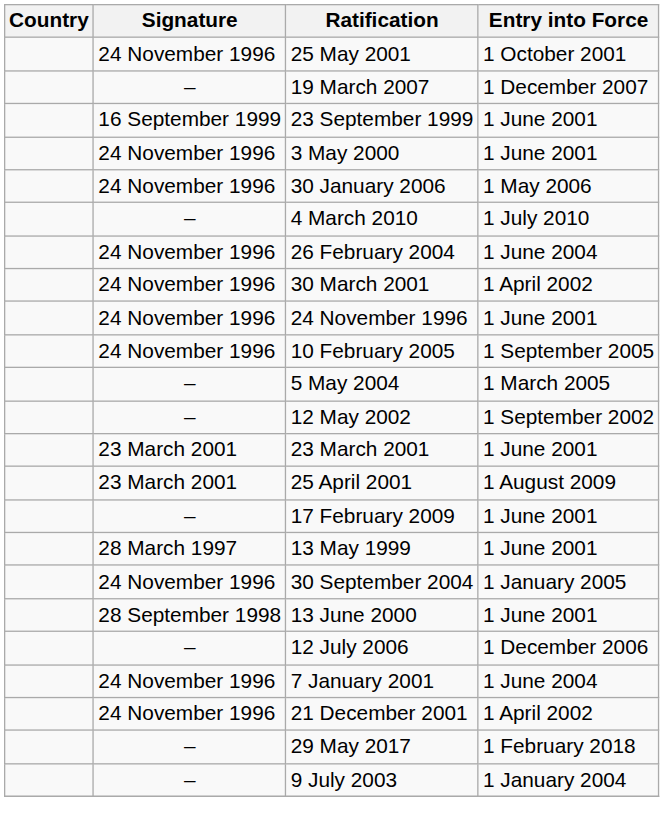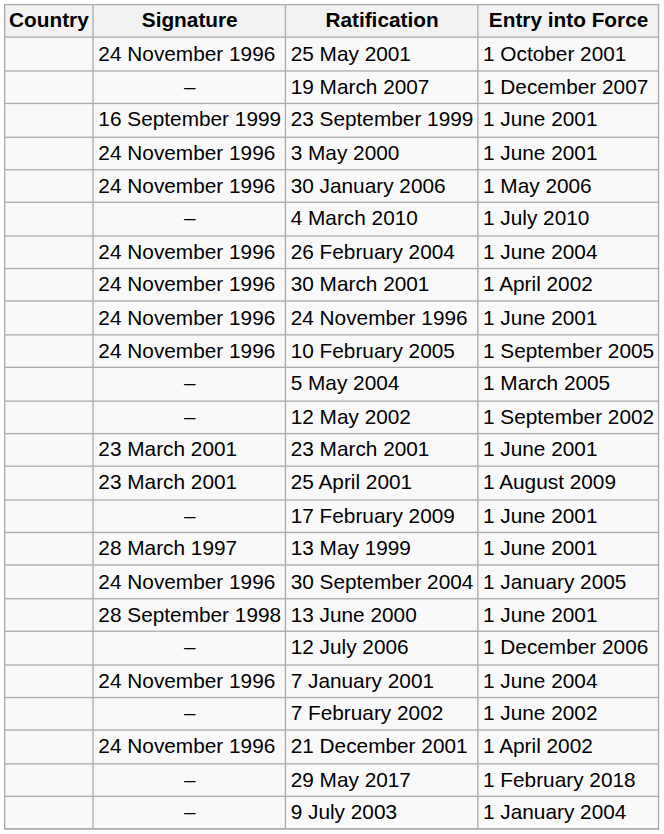+ row: (367, 713)
